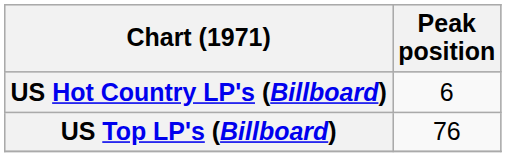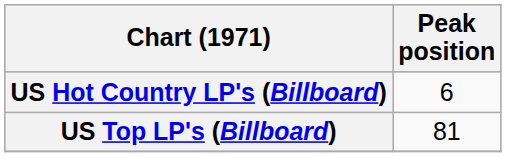(447, 131) 76 -> (447, 131) 81
